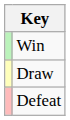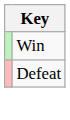- row: (35, 73)
